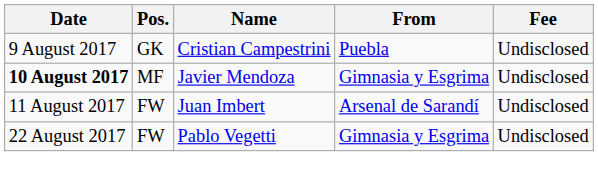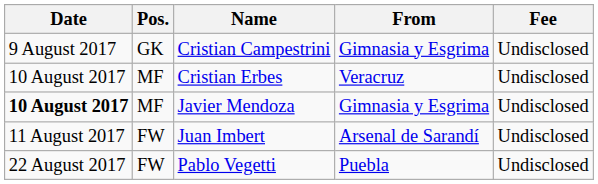(364, 48) Puebla -> (414, 48) Gimnasia y Esgrima
+ row: (230, 77)
(414, 135) Gimnasia y Esgrima -> (364, 164) Puebla
